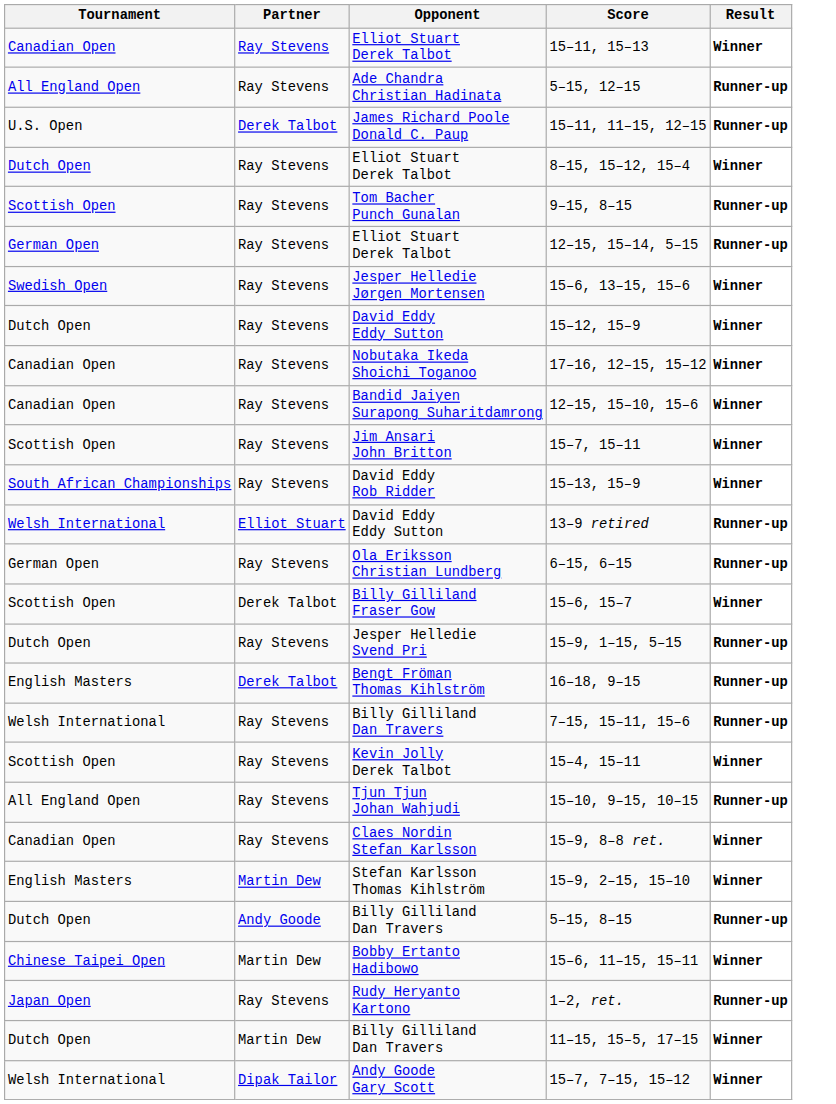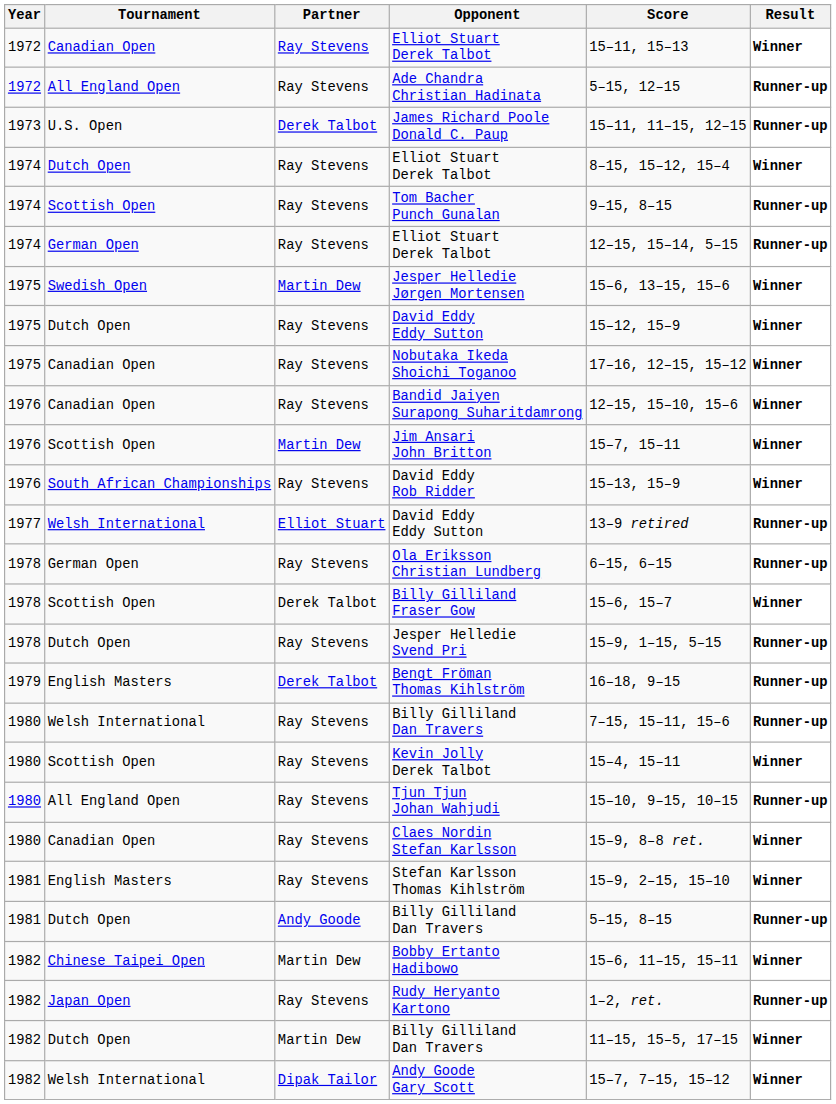+ column: (24, 16)
(284, 286) Ray Stevens -> (319, 286) Martin Dew
(284, 444) Ray Stevens -> (319, 444) Martin Dew
(279, 881) Martin Dew -> (323, 881) Ray Stevens
